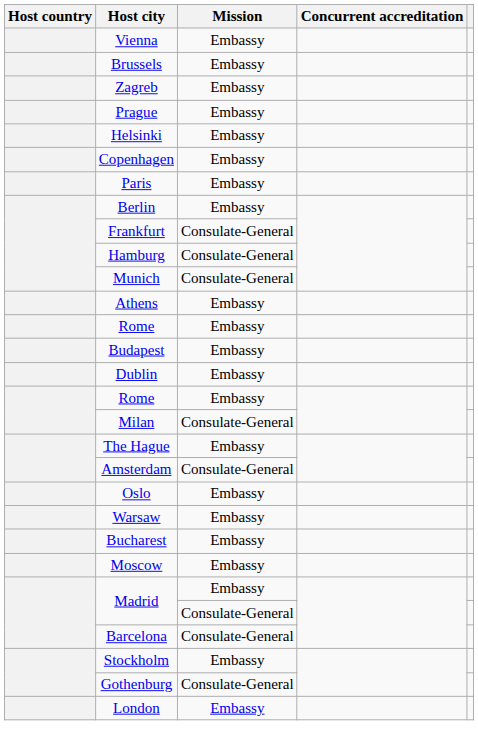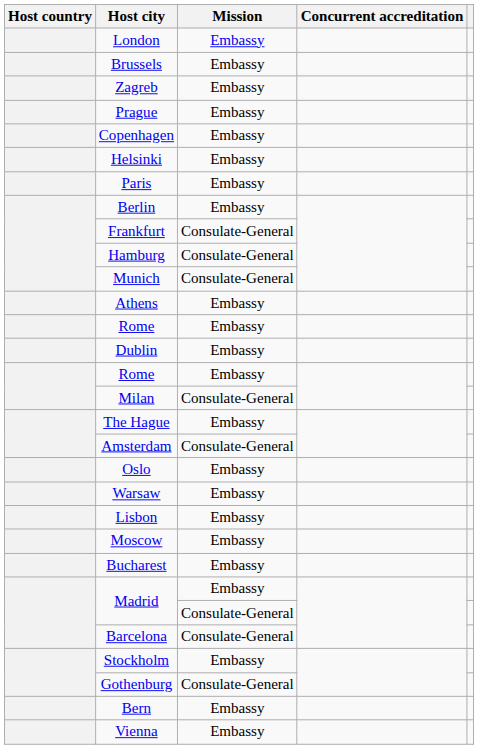rows swapped: (136, 40) <-> (136, 708)
rows swapped: (136, 159) <-> (136, 135)
- row: (136, 350)
+ row: (136, 517)
rows swapped: (136, 541) <-> (136, 565)
+ row: (136, 708)
